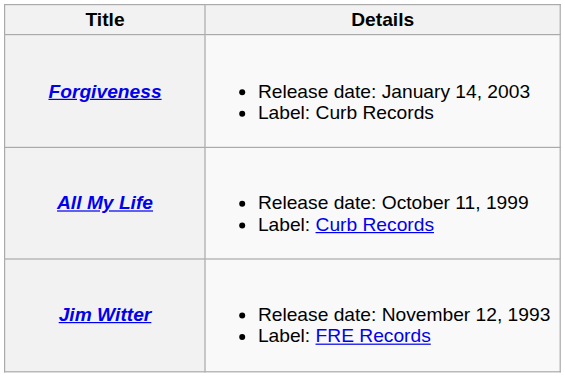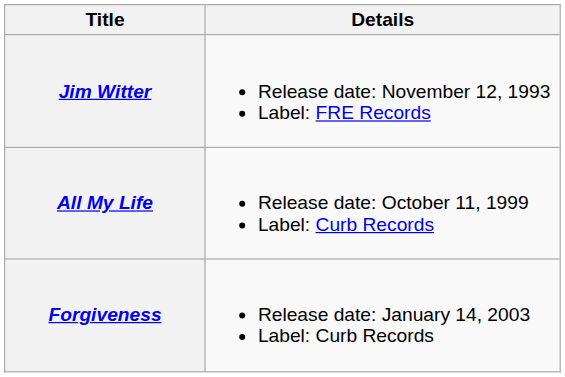rows swapped: (105, 315) <-> (105, 90)
